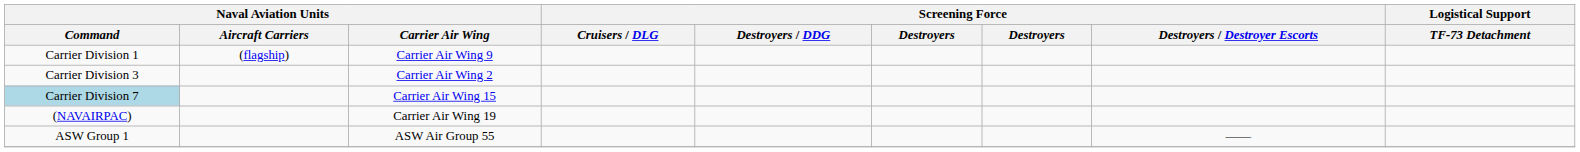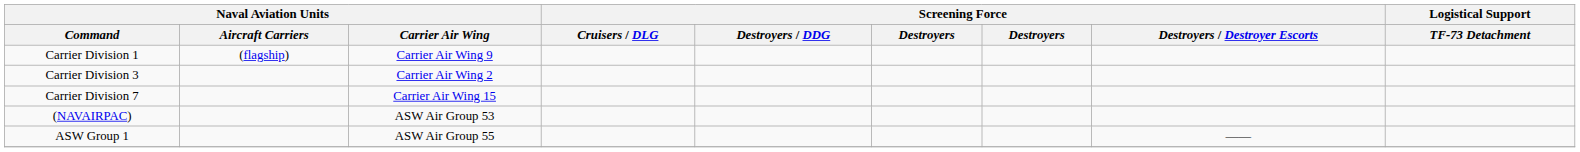(92, 95) lightblue background -> (92, 95) no background
- row: (445, 116)
+ row: (445, 116)
